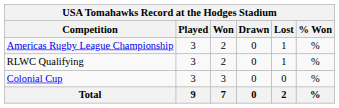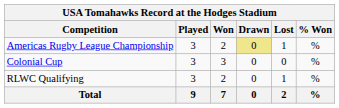(254, 45) no background -> (254, 45) khaki background
rows swapped: (35, 78) <-> (45, 62)
